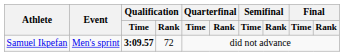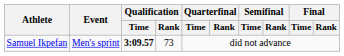(169, 43) 72 -> (169, 43) 73
